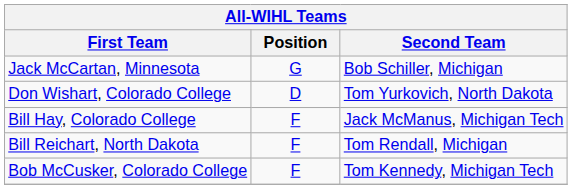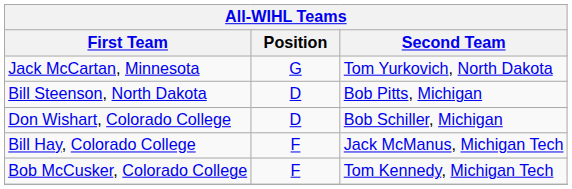(423, 68) Bob Schiller, Michigan -> (448, 68) Tom Yurkovich, North Dakota
+ row: (107, 94)
(448, 94) Tom Yurkovich, North Dakota -> (423, 119) Bob Schiller, Michigan
- row: (103, 145)
